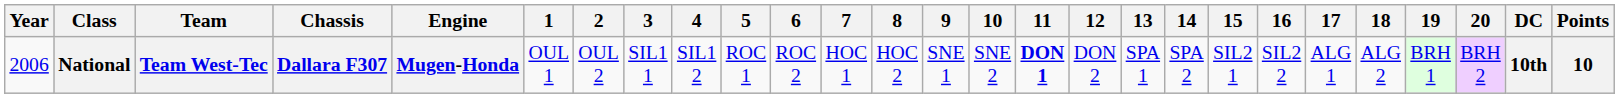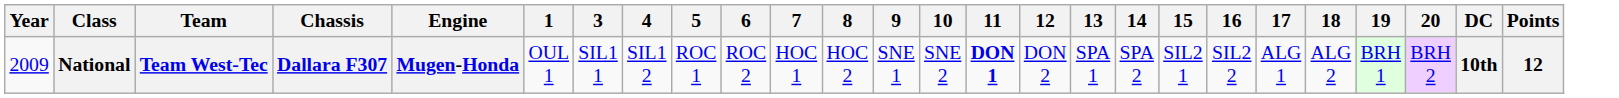- column: (599, 20)
(29, 64) 2006 -> (29, 64) 2009
(1583, 64) 10 -> (1533, 64) 12
